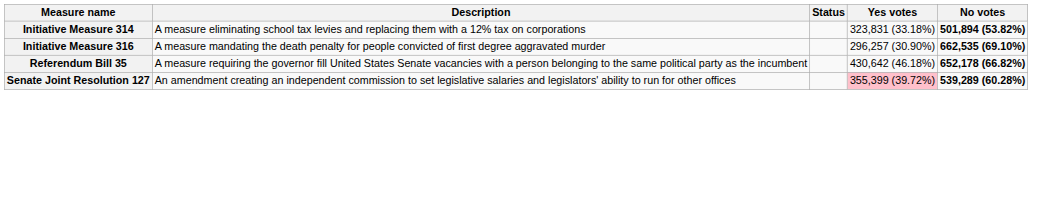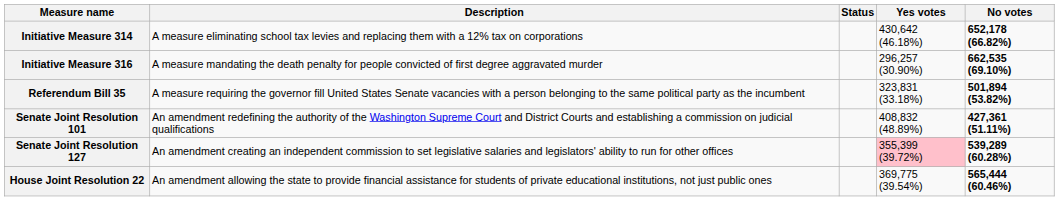(892, 30) 323,831 (33.18%) -> (901, 36) 430,642 (46.18%)
(983, 30) 501,894 (53.82%) -> (990, 36) 652,178 (66.82%)
(892, 64) 430,642 (46.18%) -> (901, 94) 323,831 (33.18%)
(983, 64) 652,178 (66.82%) -> (990, 94) 501,894 (53.82%)
+ row: (77, 123)
+ row: (77, 181)
